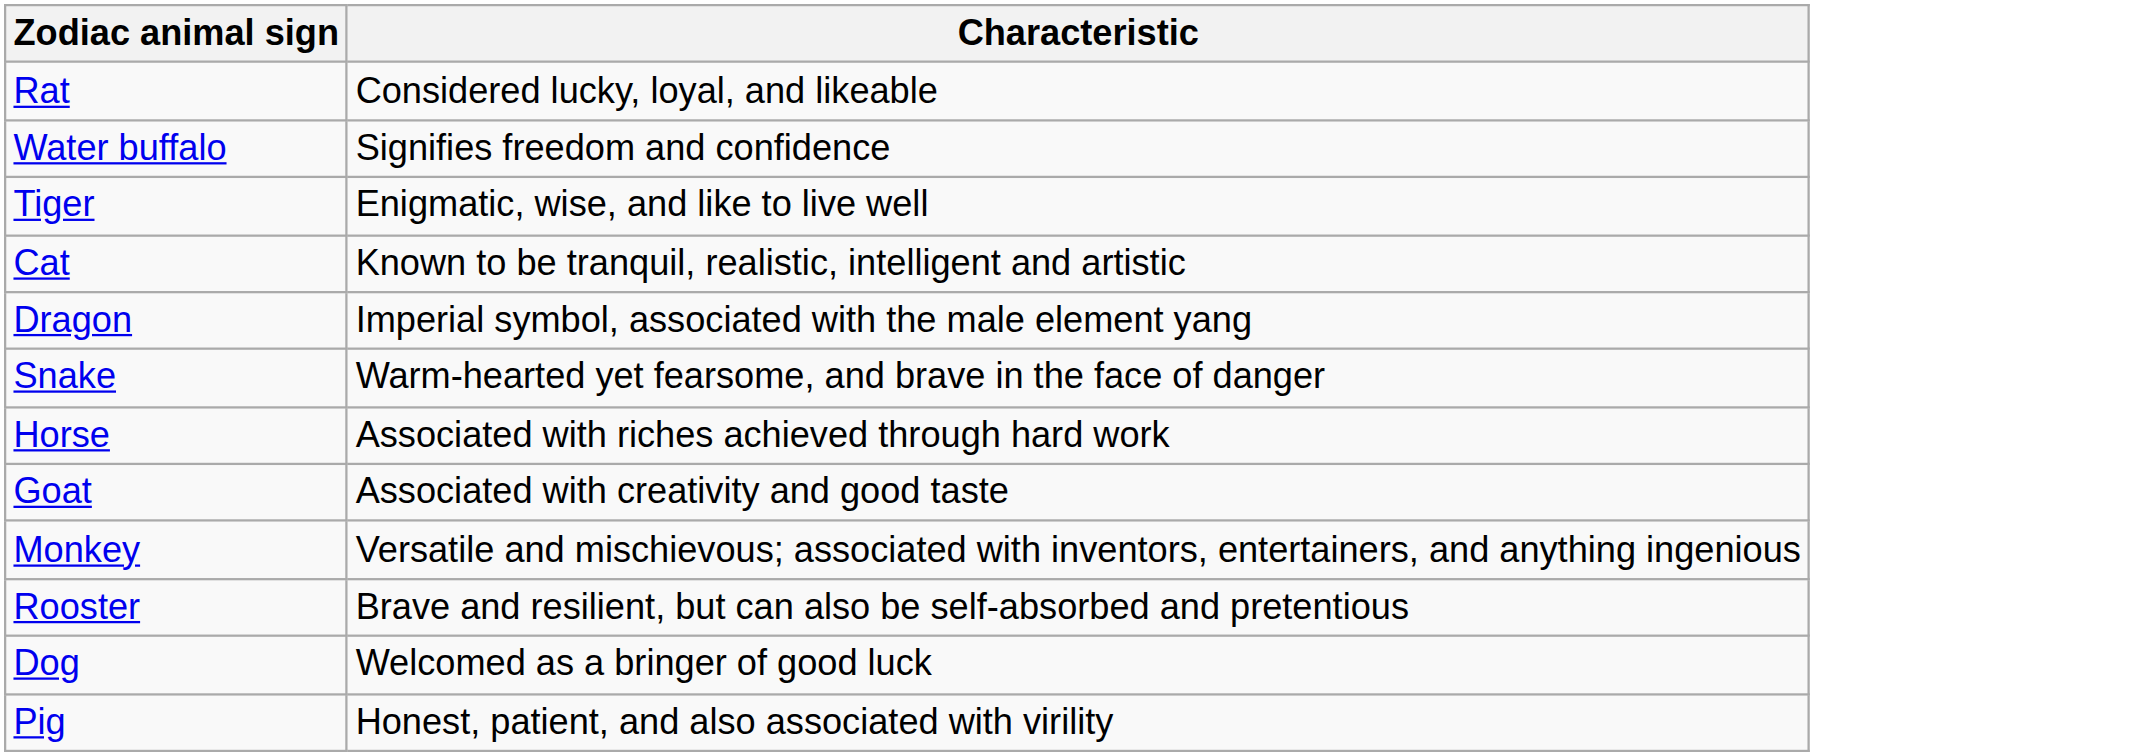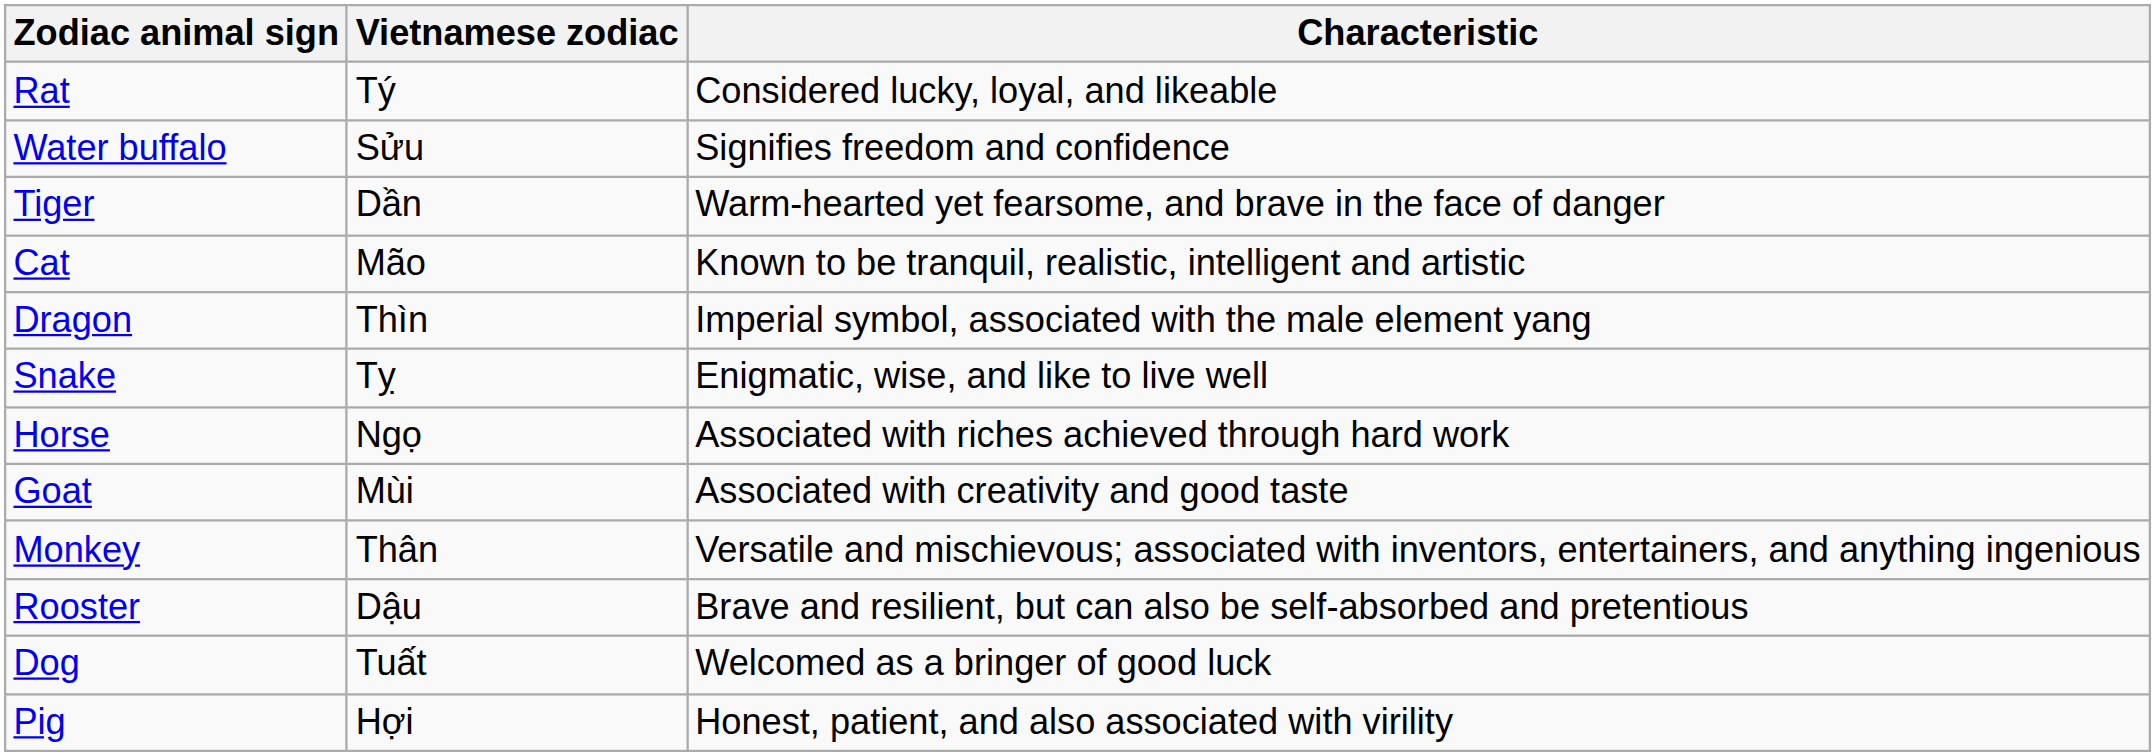+ column: (517, 33)
(642, 205) Enigmatic, wise, and like to live well -> (1180, 205) Warm-hearted yet fearsome, and brave in the face of danger
(840, 377) Warm-hearted yet fearsome, and brave in the face of danger -> (982, 377) Enigmatic, wise, and like to live well
